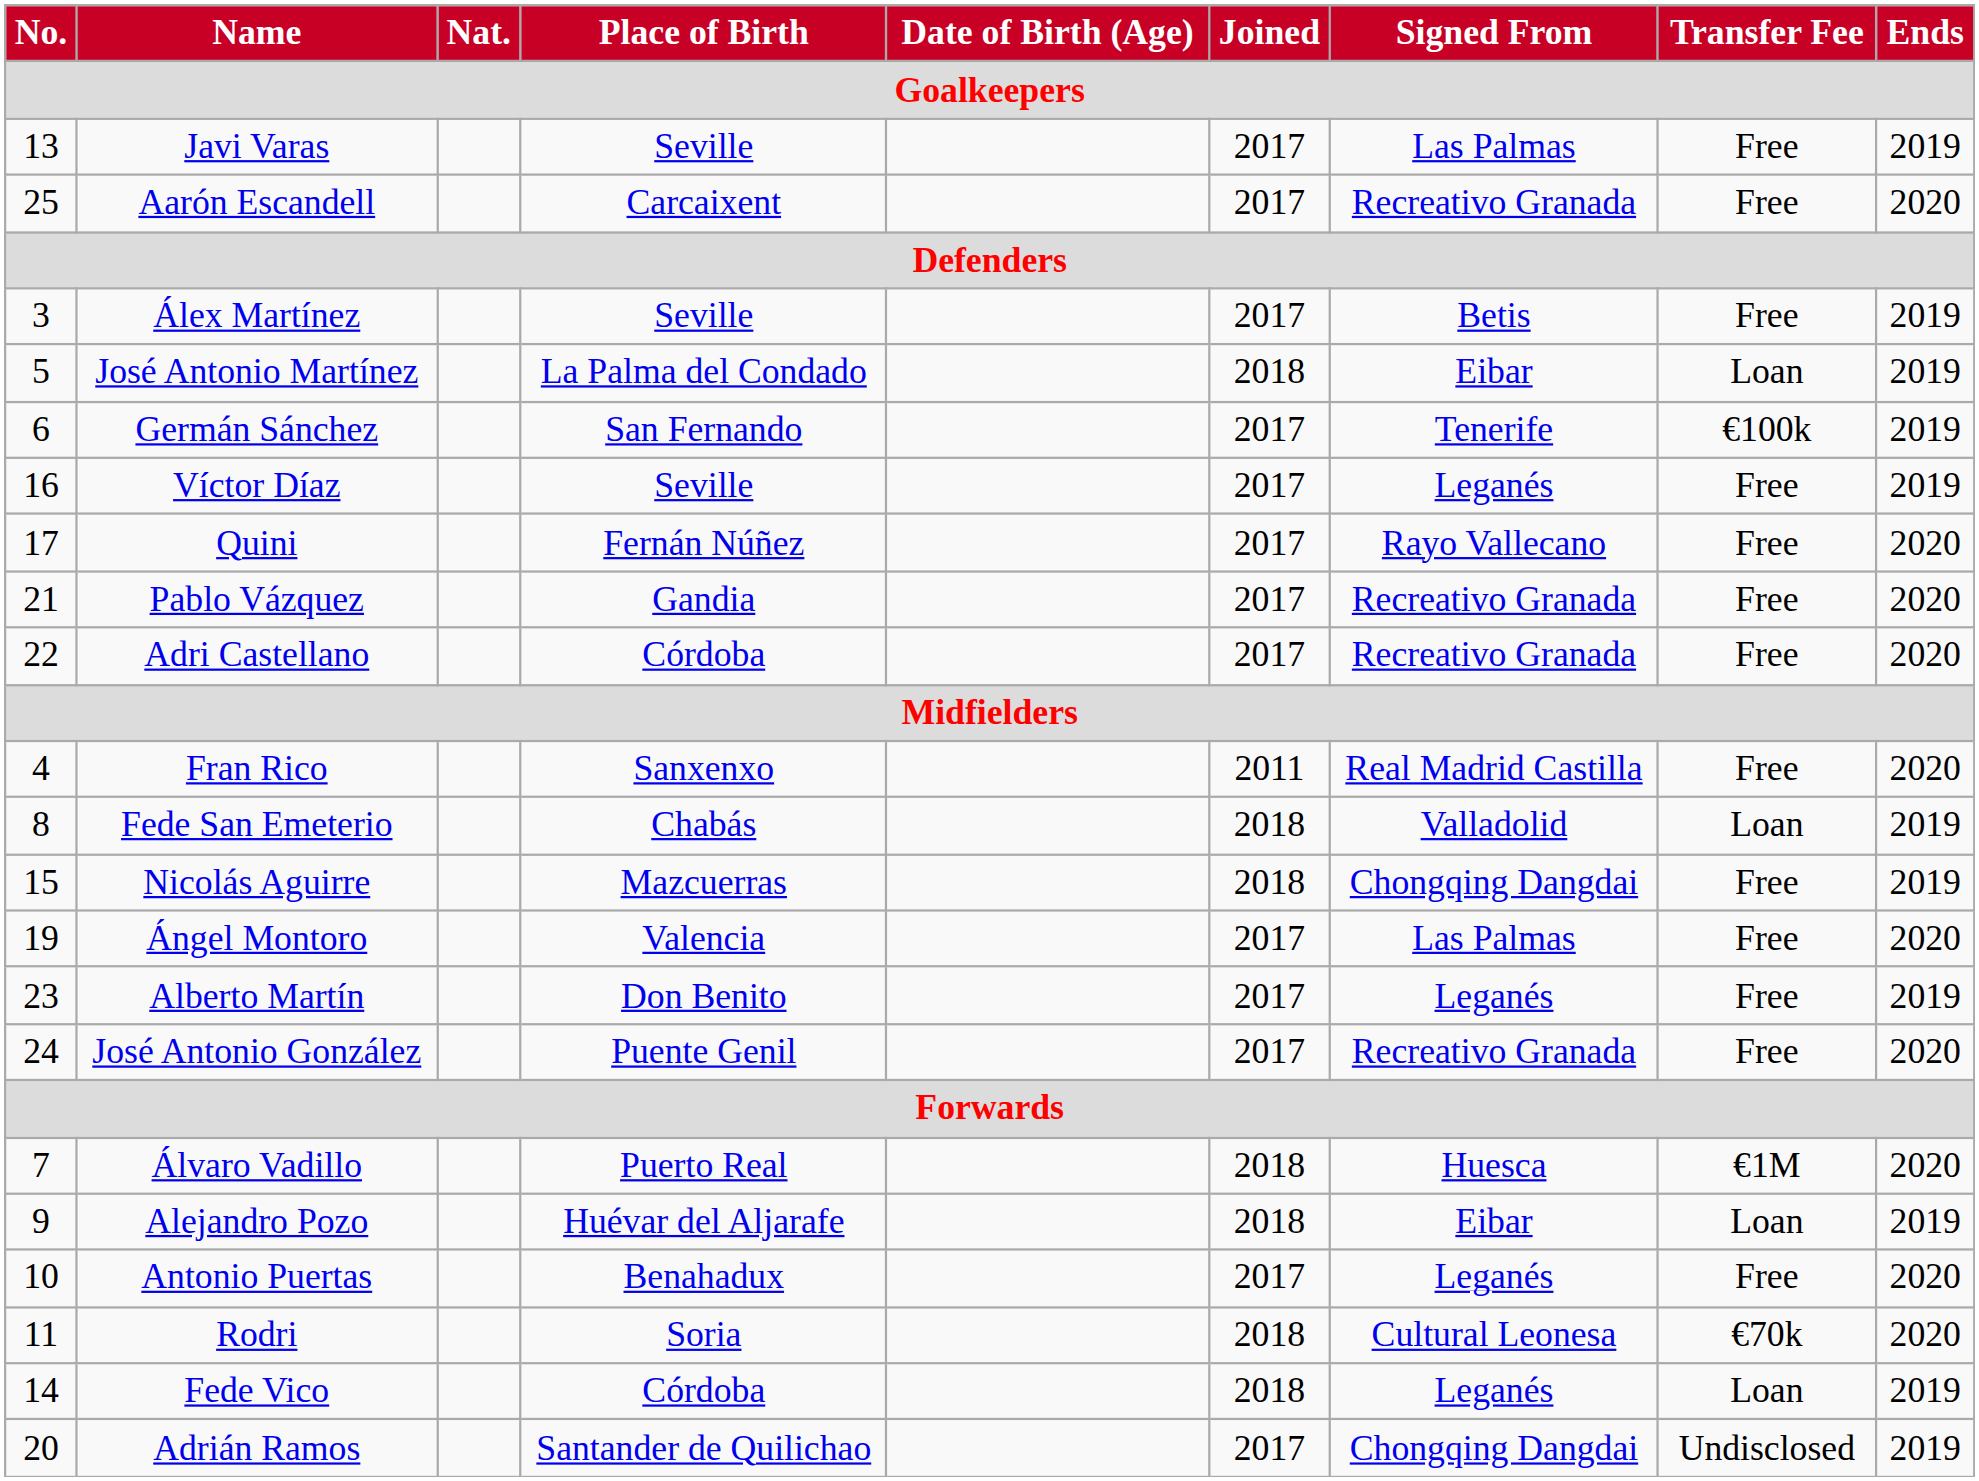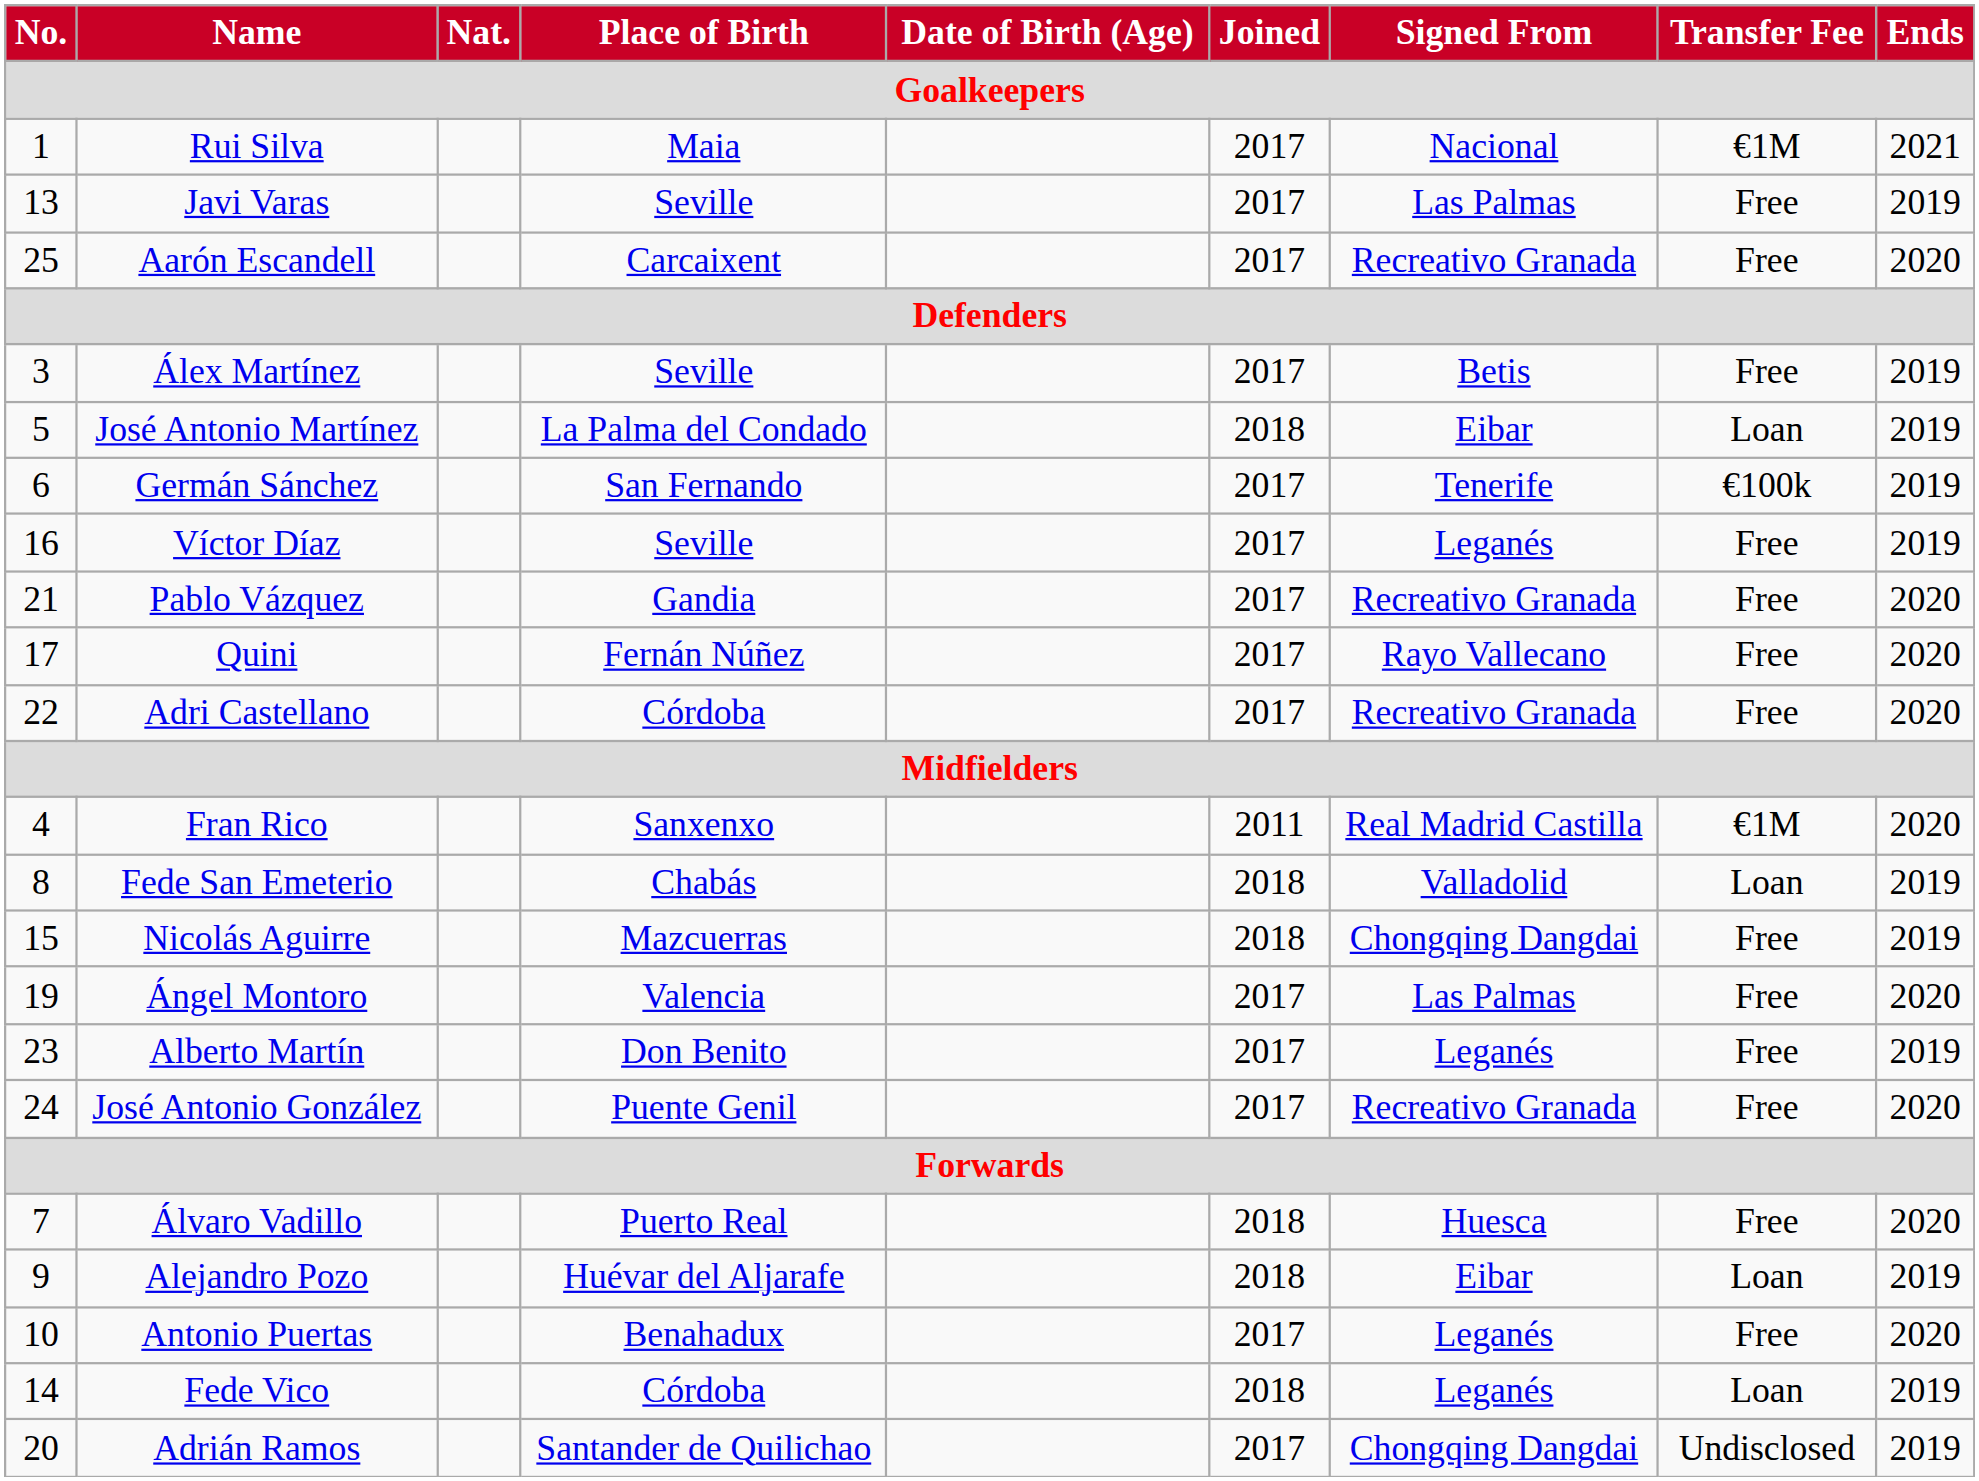+ row: (257, 145)
rows swapped: (257, 542) <-> (257, 598)
(1767, 768) Free -> (1767, 825) €1M
(1767, 1164) €1M -> (1767, 1221) Free
- row: (257, 1334)
